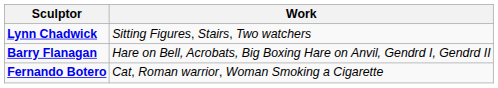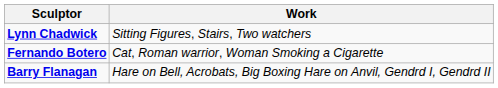rows swapped: (52, 53) <-> (57, 72)
